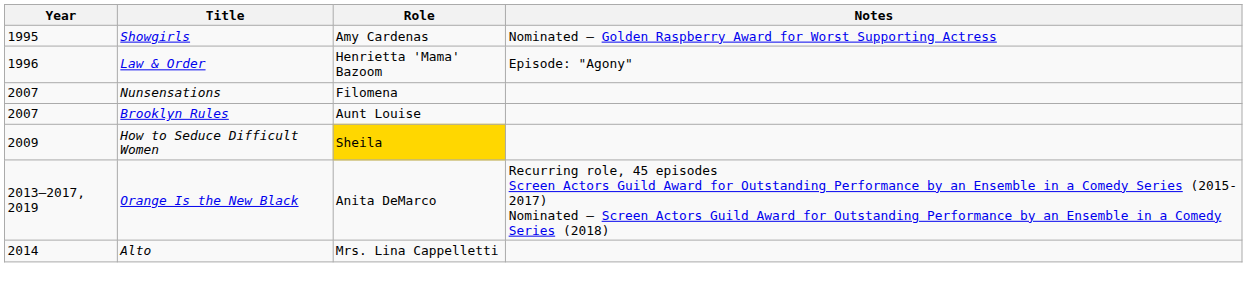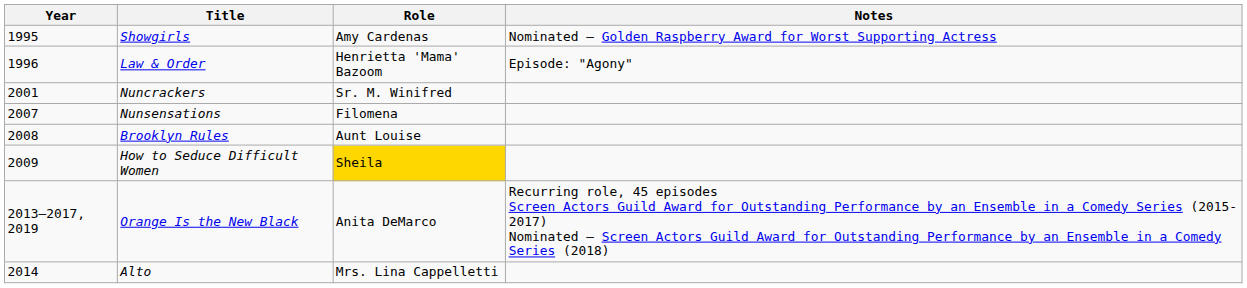+ row: (163, 93)
(23, 114) 2007 -> (23, 135) 2008
